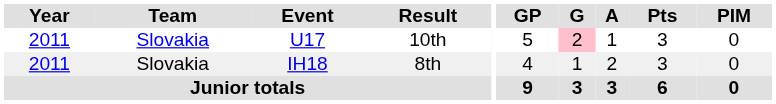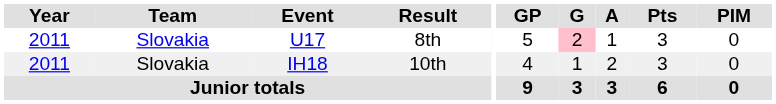(428, 39) 10th -> (428, 39) 8th
(428, 63) 8th -> (428, 63) 10th
